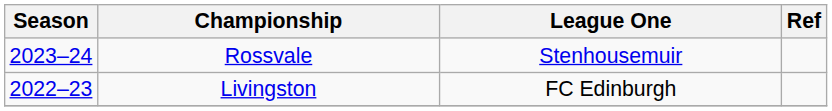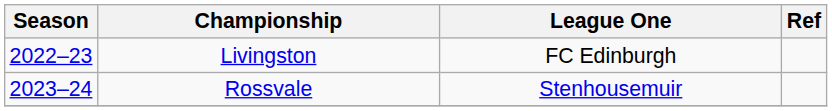rows swapped: (268, 88) <-> (268, 55)
